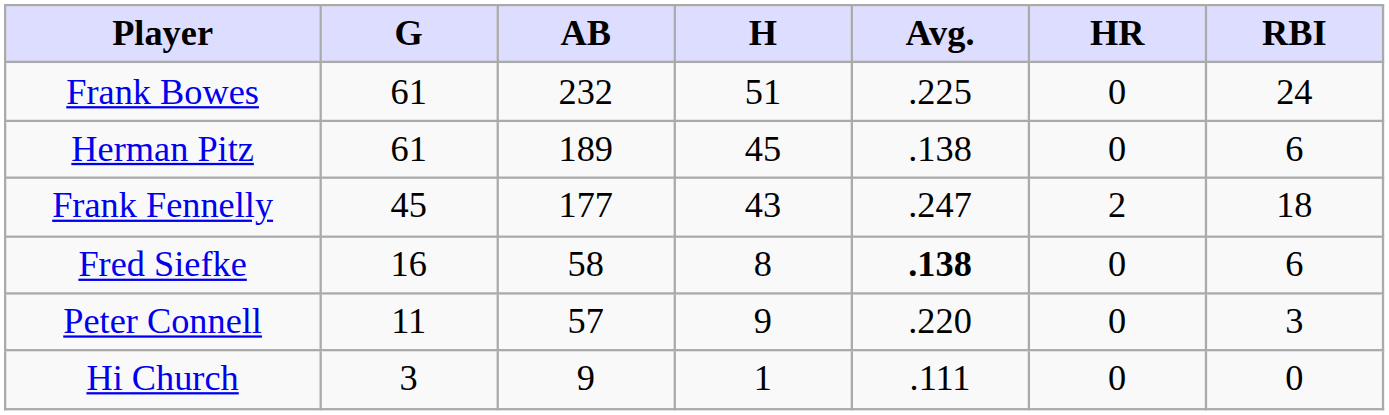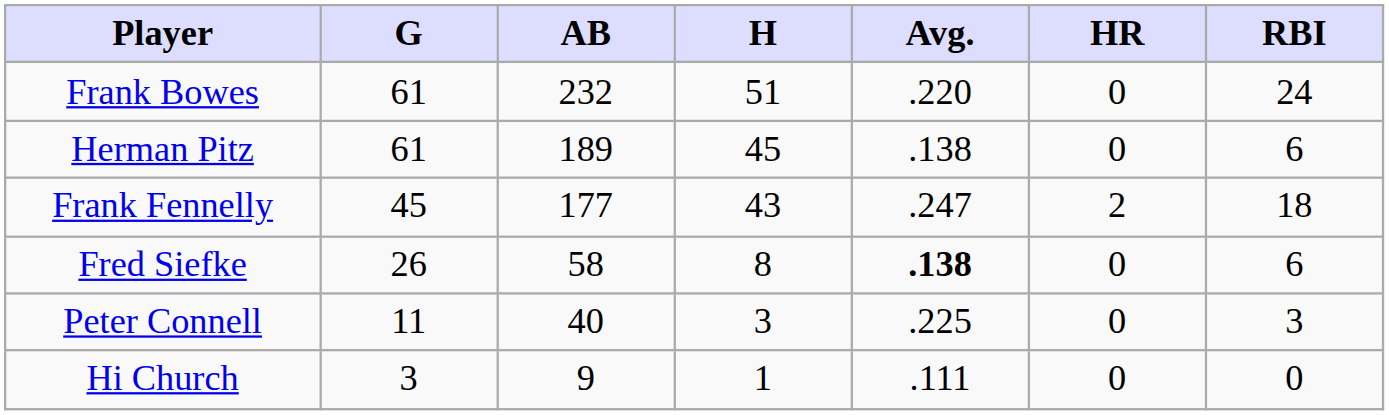(940, 90) .225 -> (940, 90) .220
(409, 263) 16 -> (409, 263) 26
(586, 321) 57 -> (586, 321) 40
(763, 321) 9 -> (763, 321) 3
(940, 321) .220 -> (940, 321) .225
